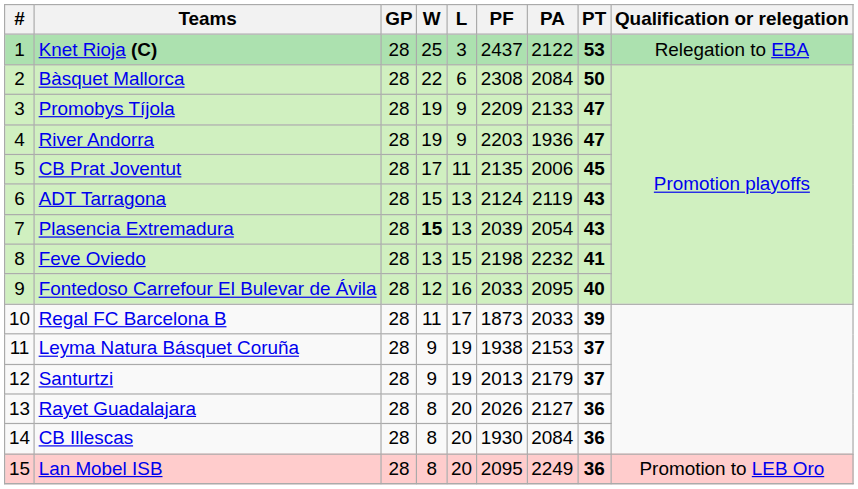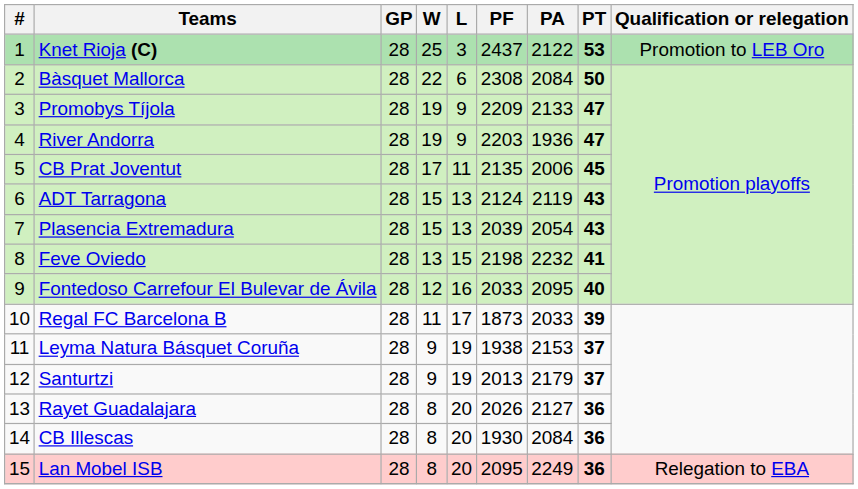(732, 49) Relegation to EBA -> (732, 49) Promotion to LEB Oro
(432, 229) bold -> (432, 229) normal
(732, 468) Promotion to LEB Oro -> (732, 468) Relegation to EBA
